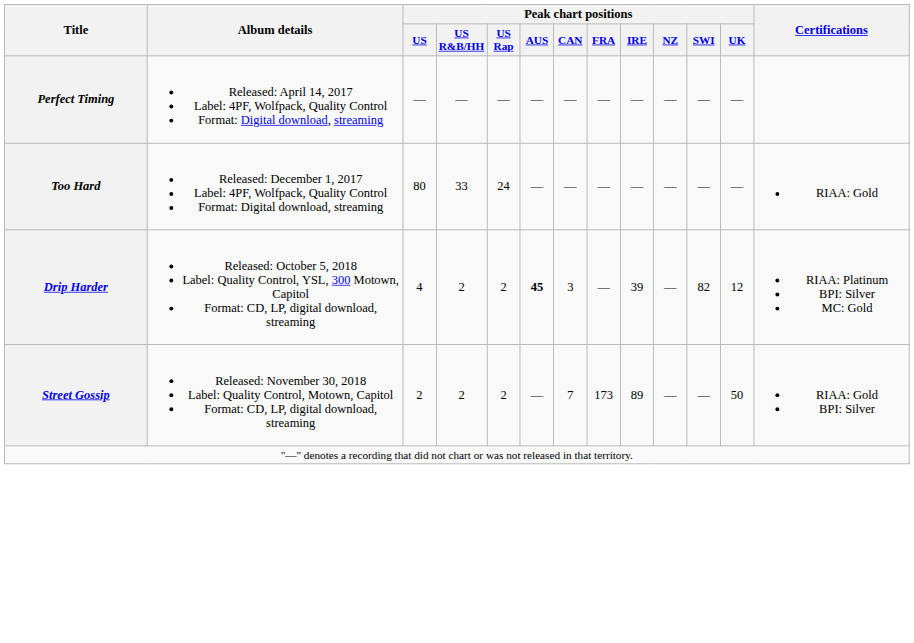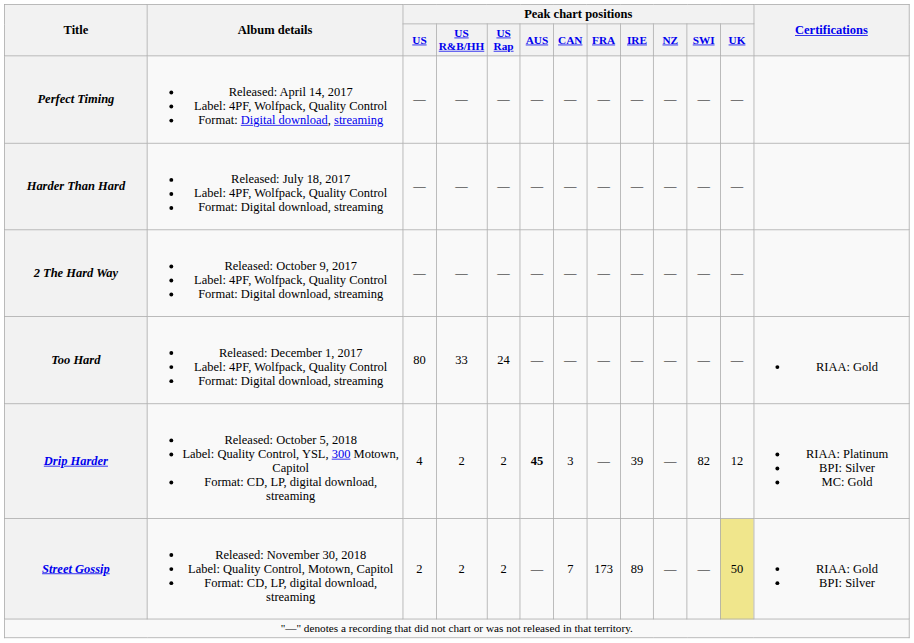+ row: (76, 186)
+ row: (76, 273)
(737, 395) no background -> (737, 568) khaki background
